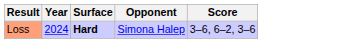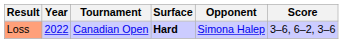+ column: (111, 13)
(56, 30) 2024 -> (56, 30) 2022
